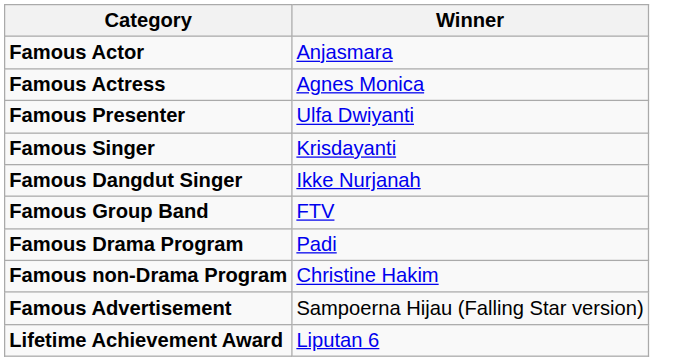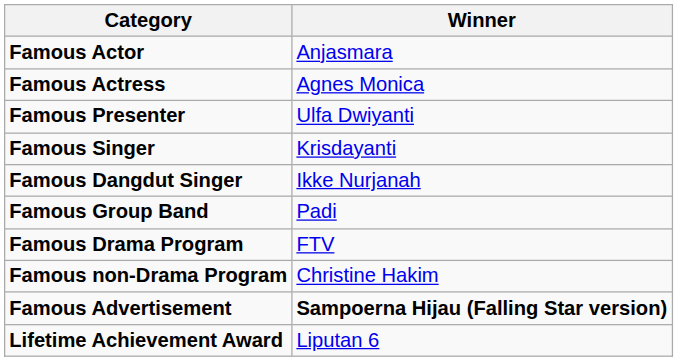(315, 212) FTV -> (317, 212) Padi
(317, 244) Padi -> (315, 244) FTV
(470, 308) normal -> (482, 308) bold
